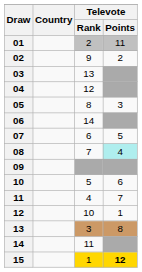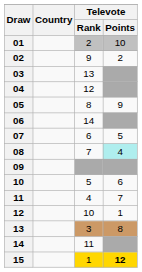(120, 43) 11 -> (120, 43) 10
(120, 105) 3 -> (120, 105) 9
